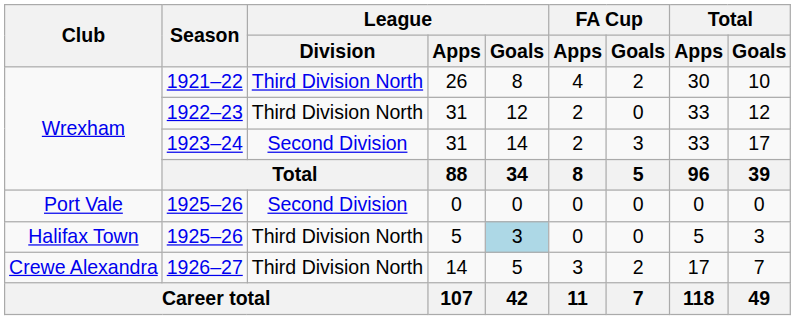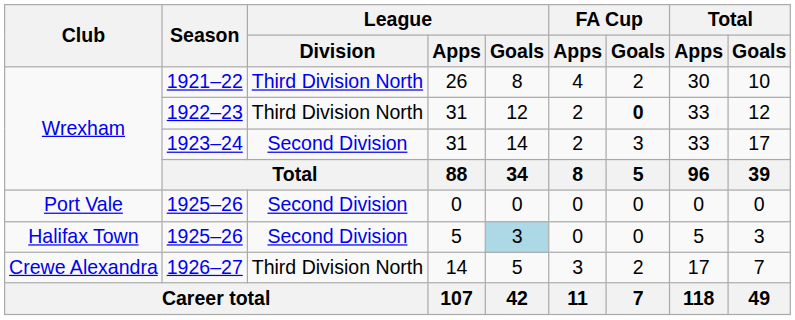(638, 112) normal -> (638, 112) bold
(337, 236) Third Division North -> (337, 236) Second Division
